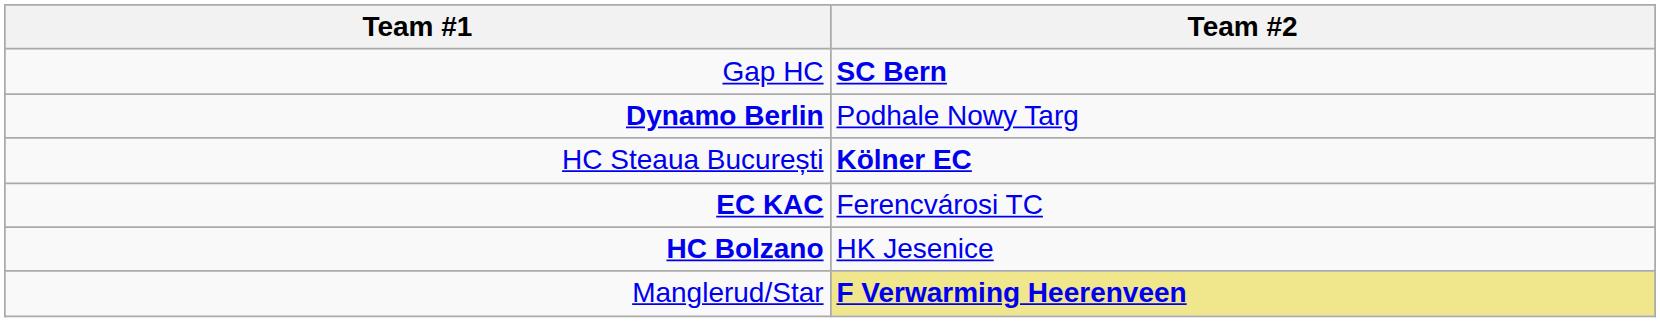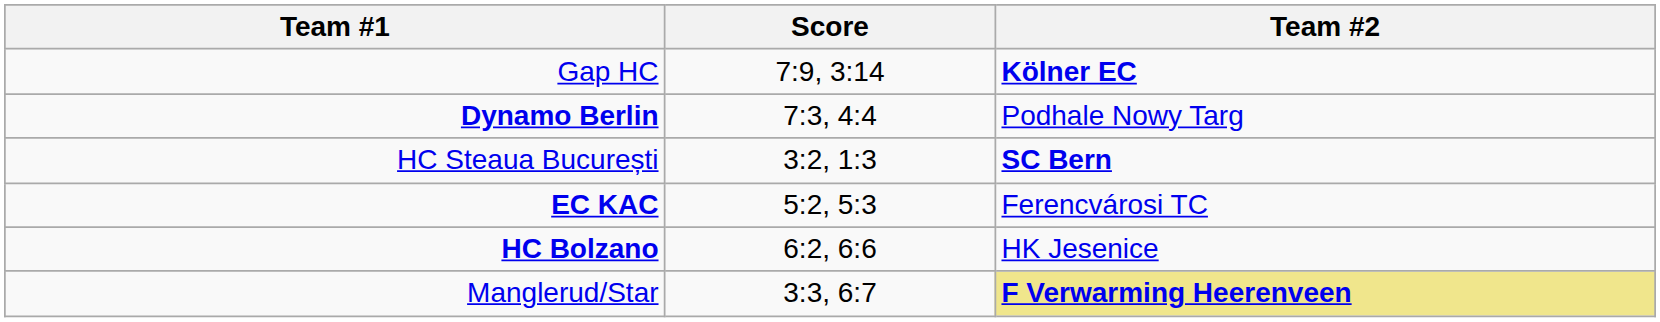+ column: (830, 26)
(892, 71) SC Bern -> (1069, 71) Kölner EC
(904, 159) Kölner EC -> (1057, 159) SC Bern
